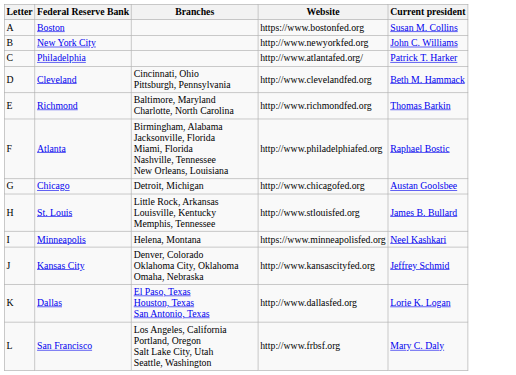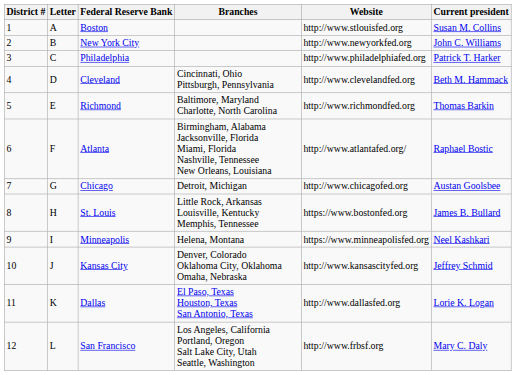+ column: (26, 12)
(312, 27) https://www.bostonfed.org -> (353, 27) http://www.stlouisfed.org
(312, 58) http://www.atlantafed.org/ -> (365, 58) http://www.philadelphiafed.org
(321, 149) http://www.philadelphiafed.org -> (355, 149) http://www.atlantafed.org/
(310, 212) http://www.stlouisfed.org -> (355, 212) https://www.bostonfed.org
